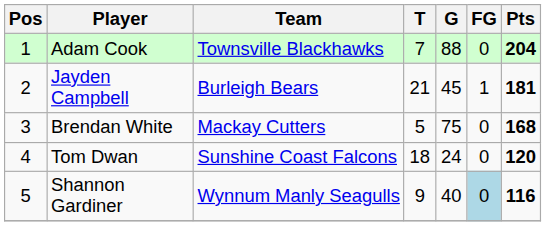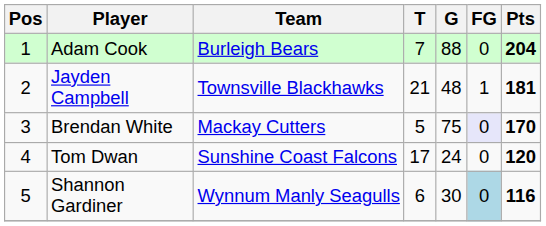(291, 48) Townsville Blackhawks -> (258, 48) Burleigh Bears
(258, 87) Burleigh Bears -> (291, 87) Townsville Blackhawks
(451, 87) 45 -> (451, 87) 48
(484, 127) no background -> (484, 127) lavender background
(521, 127) 168 -> (521, 127) 170
(420, 156) 18 -> (420, 156) 17
(420, 196) 9 -> (420, 196) 6
(451, 196) 40 -> (451, 196) 30
